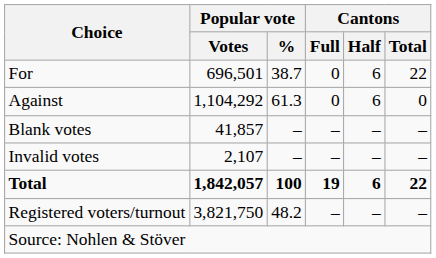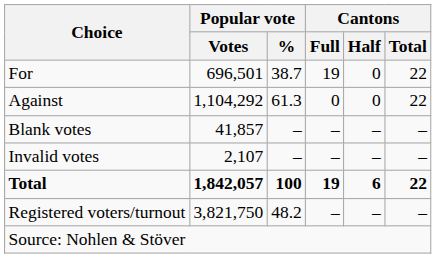(335, 73) 0 -> (331, 73) 19
(376, 73) 6 -> (376, 73) 0
(376, 101) 6 -> (376, 101) 0
(423, 101) 0 -> (418, 101) 22
